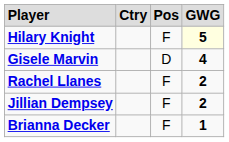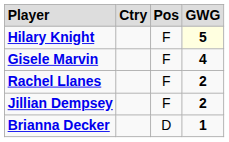(166, 59) D -> (166, 59) F
(166, 125) F -> (166, 125) D
